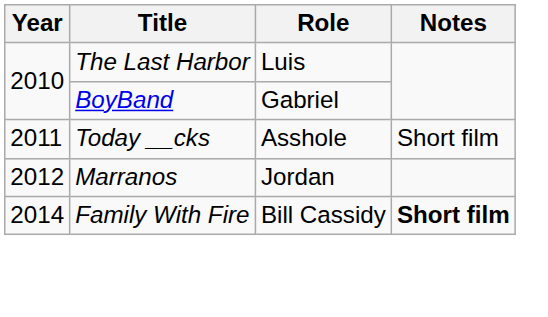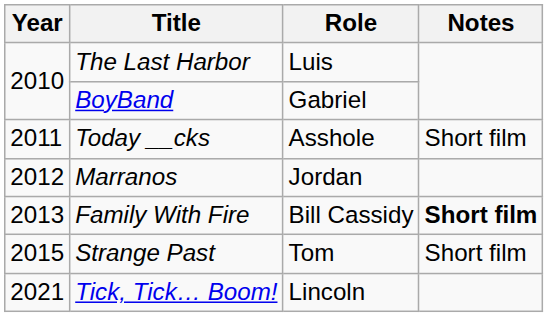(37, 215) 2014 -> (37, 215) 2013
+ row: (145, 253)
+ row: (176, 291)
